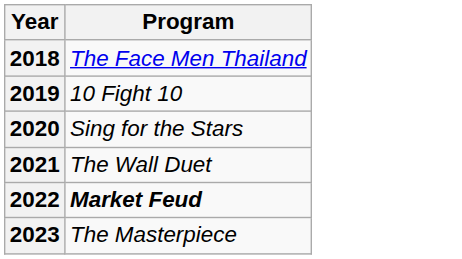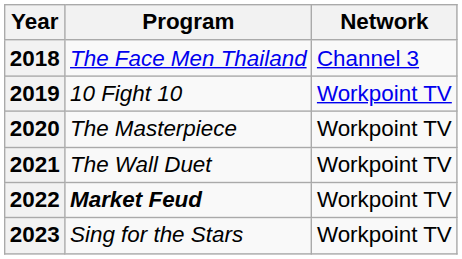+ column: (384, 22)
(157, 128) Sing for the Stars -> (153, 128) The Masterpiece
(153, 235) The Masterpiece -> (157, 235) Sing for the Stars
